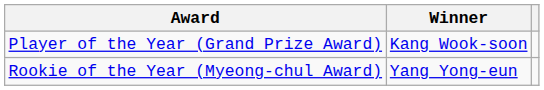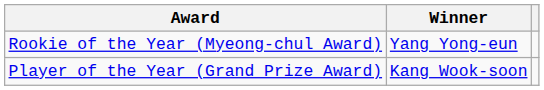rows swapped: (195, 45) <-> (195, 71)
